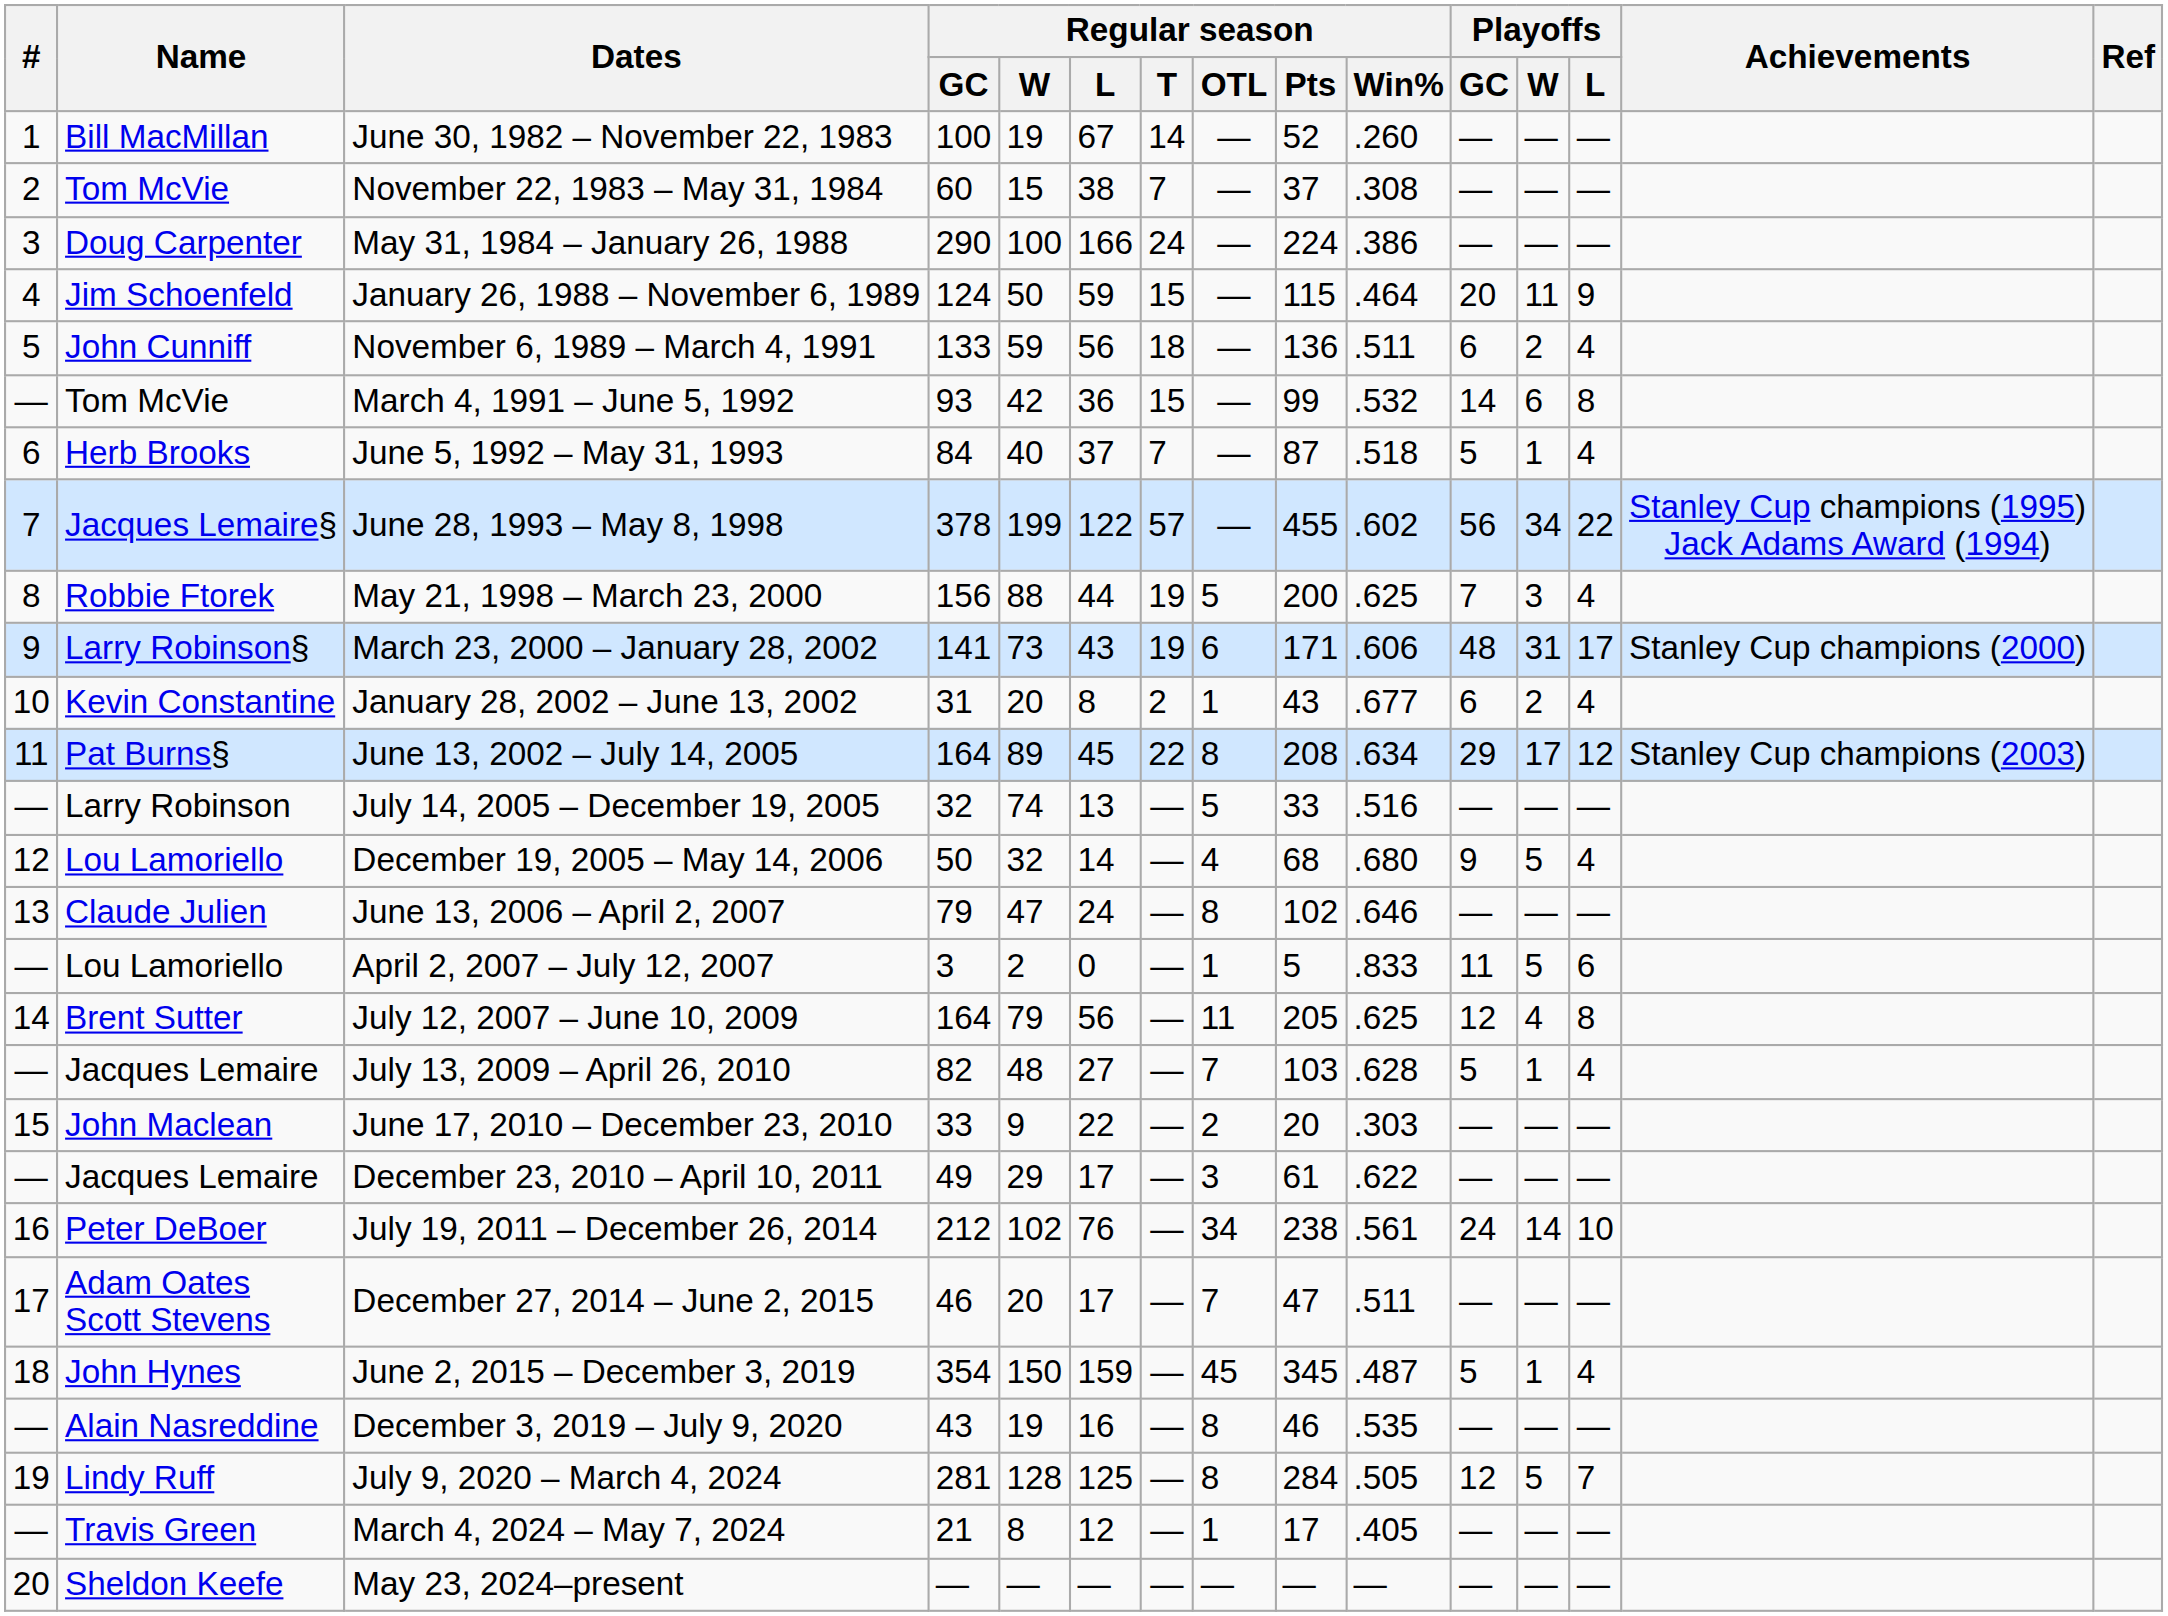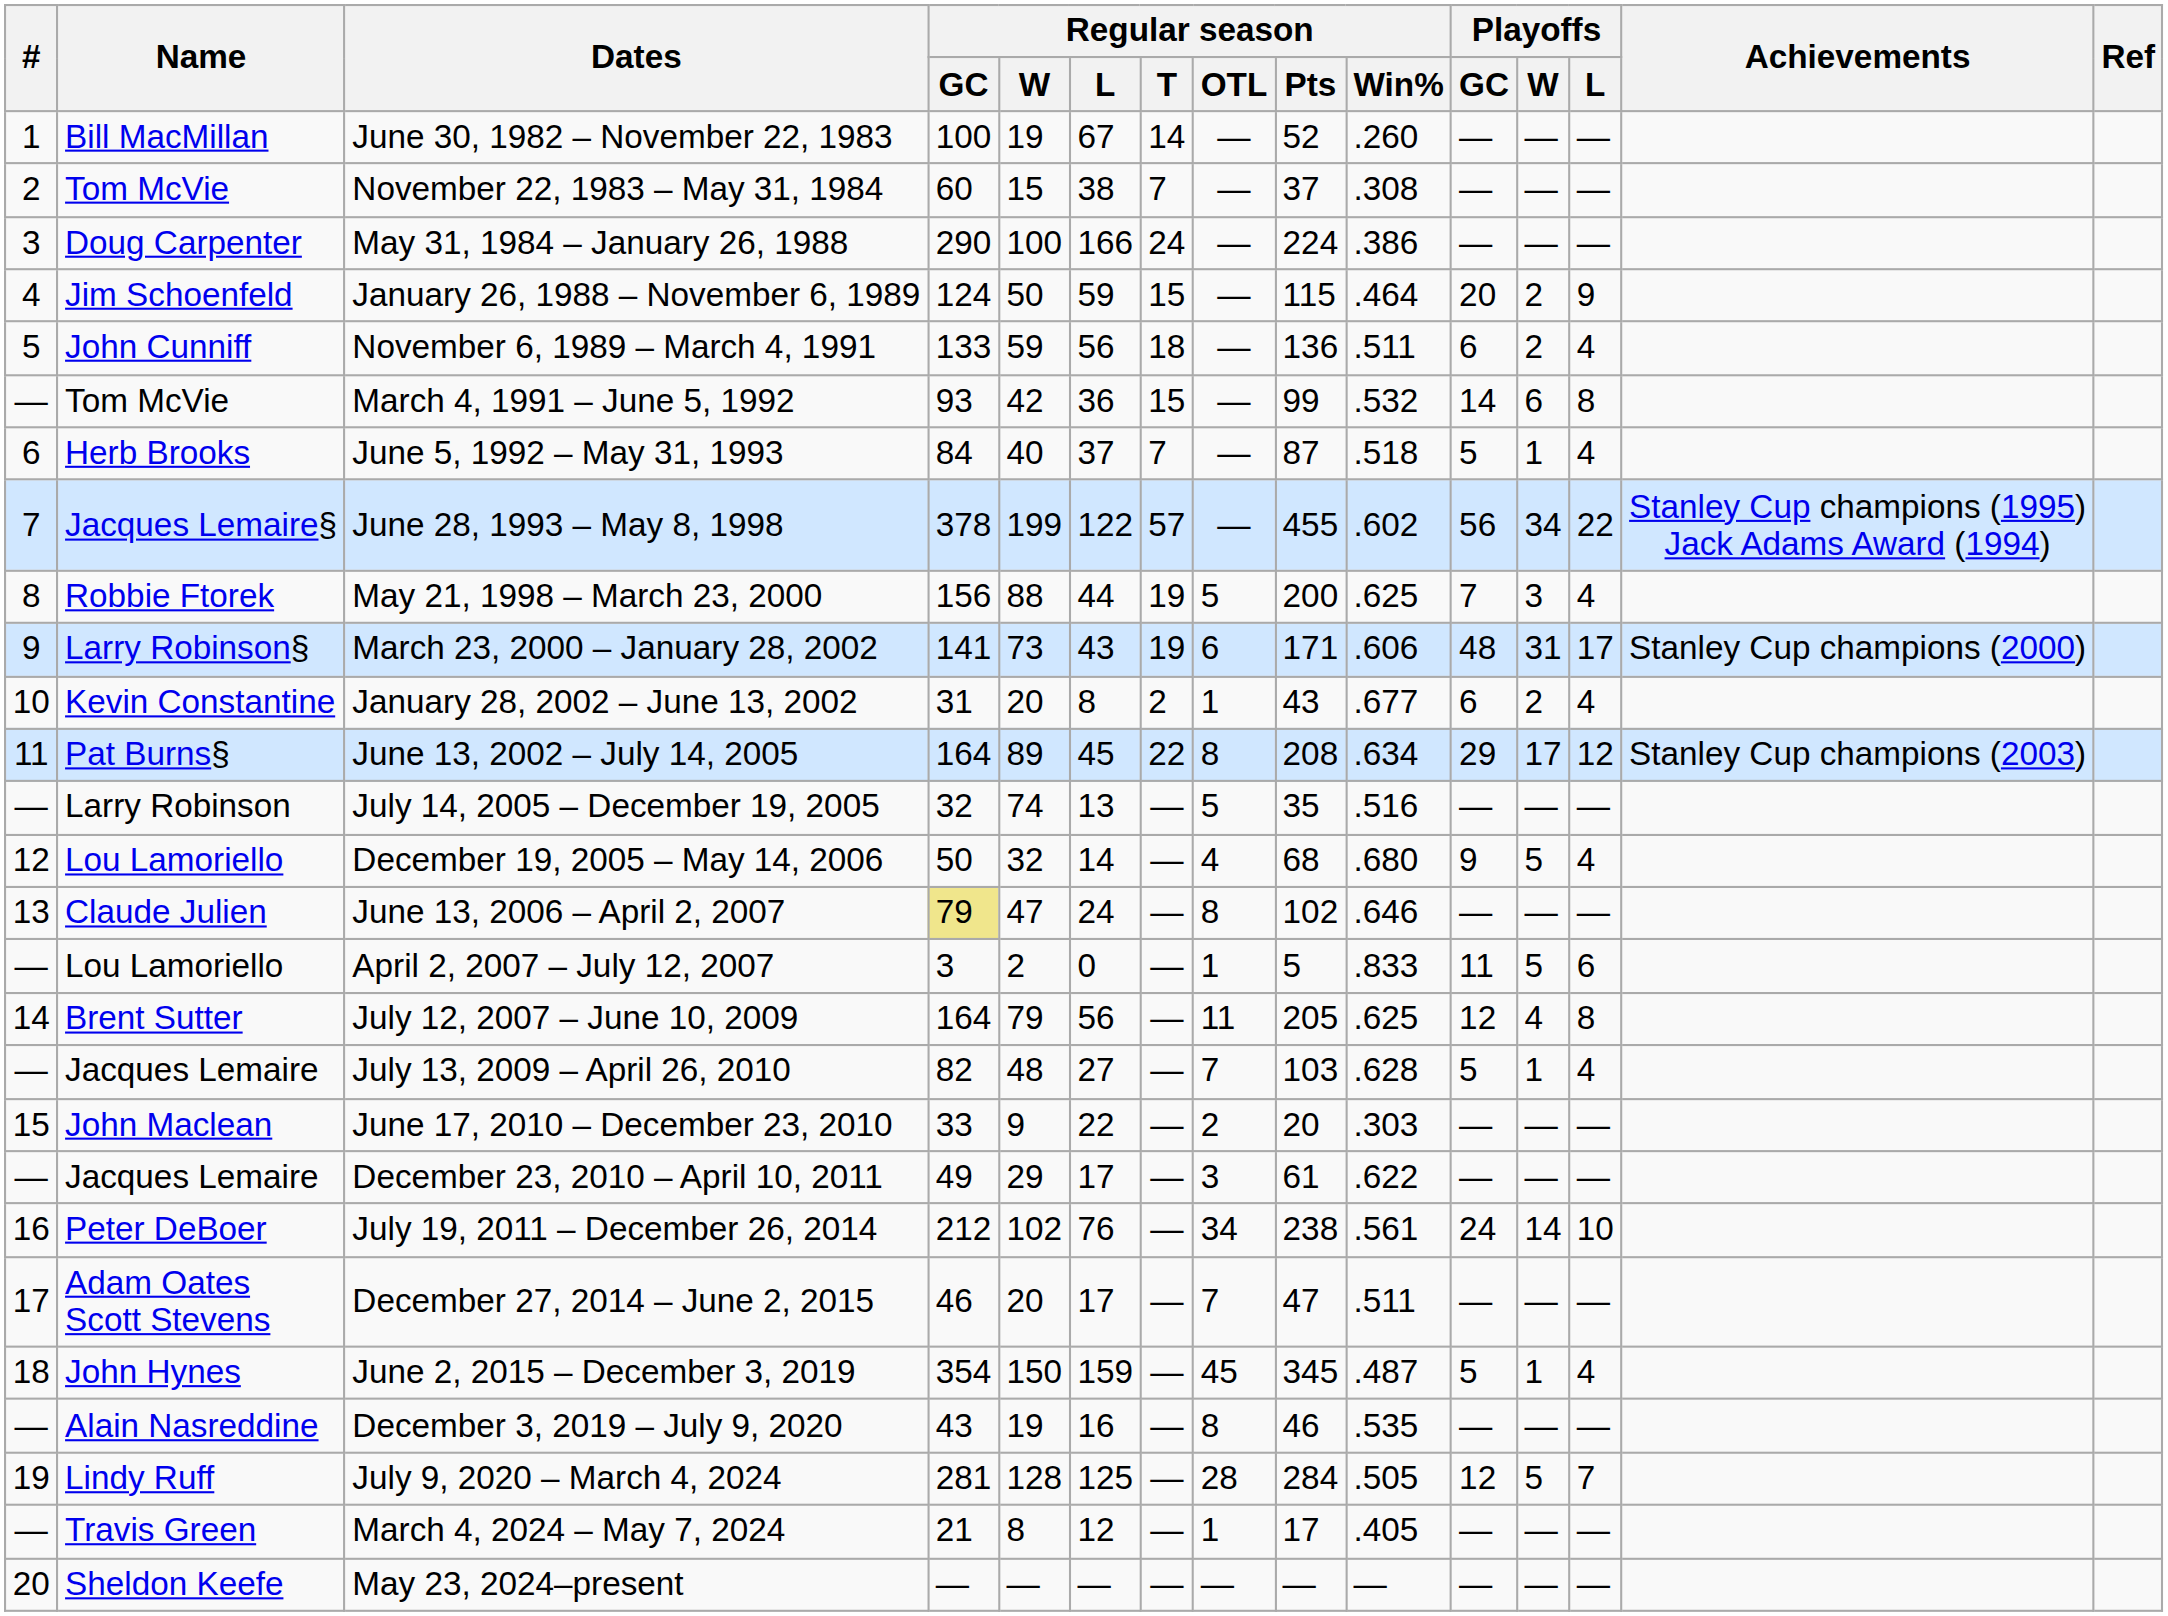(1542, 294) 11 -> (1534, 294) 2
(1301, 807) 33 -> (1301, 807) 35
(954, 912) no background -> (954, 912) khaki background
(1210, 1478) 8 -> (1219, 1478) 28
